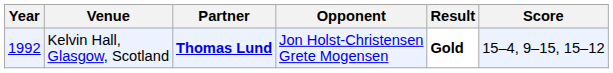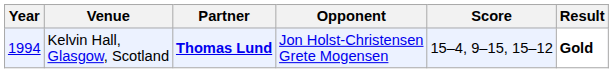columns swapped: (543, 17) <-> (453, 17)
(24, 48) 1992 -> (24, 48) 1994
